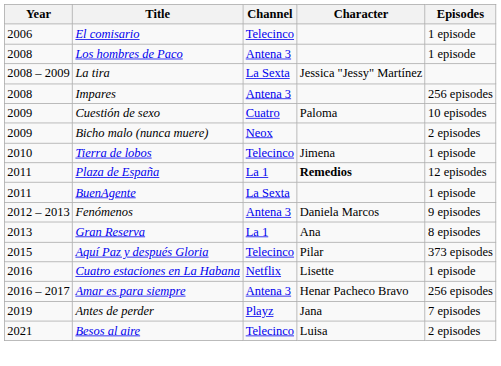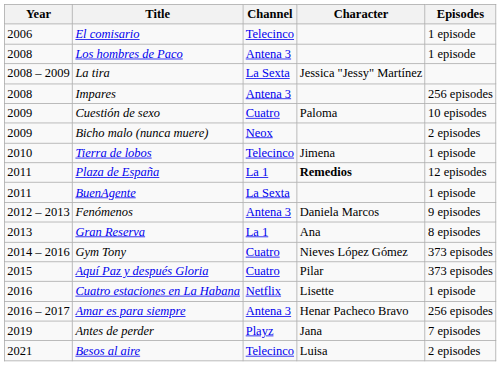+ row: (101, 251)
(270, 251) Telecinco -> (263, 271) Cuatro
